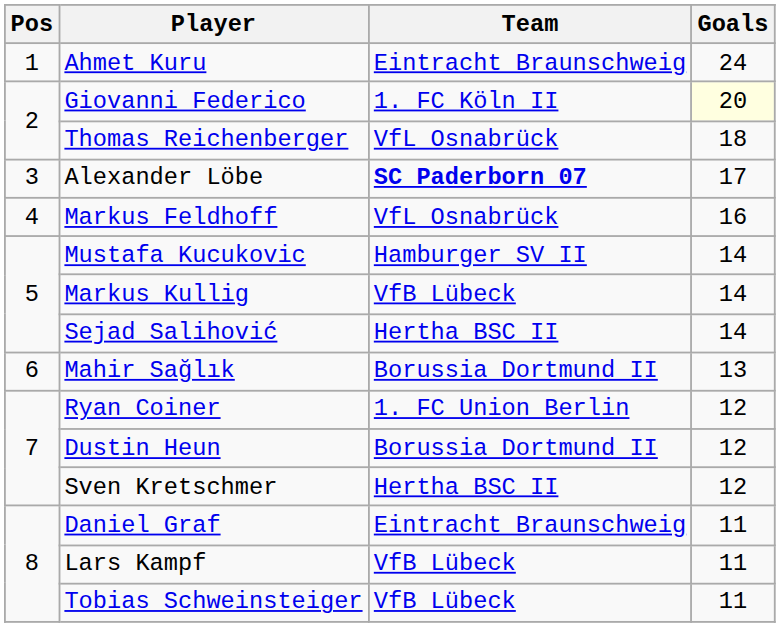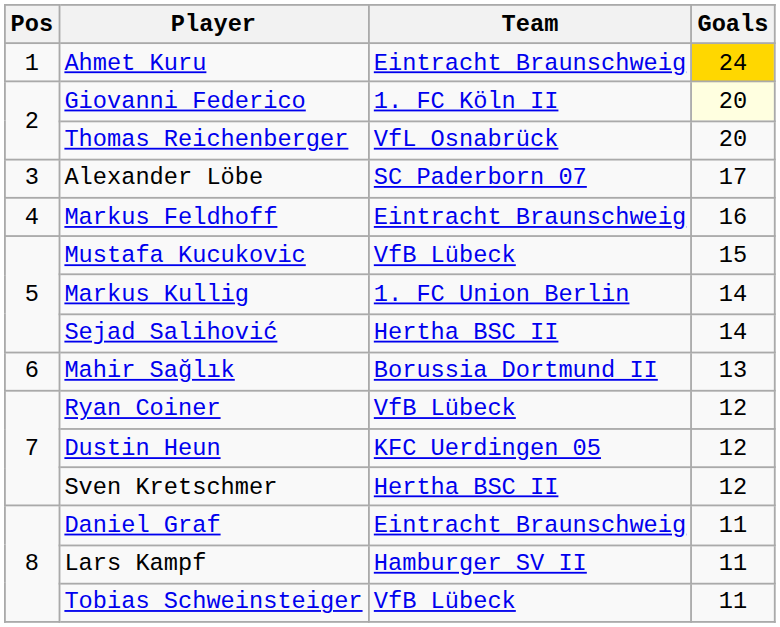(733, 63) no background -> (733, 63) gold background
(733, 140) 18 -> (733, 140) 20
(480, 178) bold -> (480, 178) normal
(466, 217) VfL Osnabrück -> (530, 217) Eintracht Braunschweig
(480, 256) Hamburger SV II -> (445, 256) VfB Lübeck
(733, 256) 14 -> (733, 256) 15
(445, 294) VfB Lübeck -> (502, 294) 1. FC Union Berlin
(502, 410) 1. FC Union Berlin -> (445, 410) VfB Lübeck
(516, 448) Borussia Dortmund II -> (487, 448) KFC Uerdingen 05
(445, 564) VfB Lübeck -> (480, 564) Hamburger SV II
